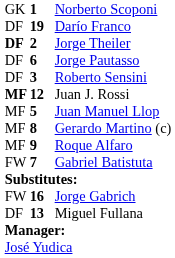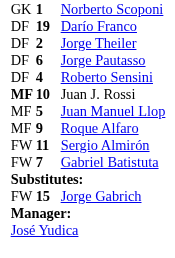(14, 43) bold -> (20, 43) normal
(33, 77) 3 -> (39, 77) 4
(37, 94) 12 -> (43, 94) 10
- row: (113, 128)
+ row: (105, 145)
(37, 196) 16 -> (43, 196) 15
- row: (99, 213)
